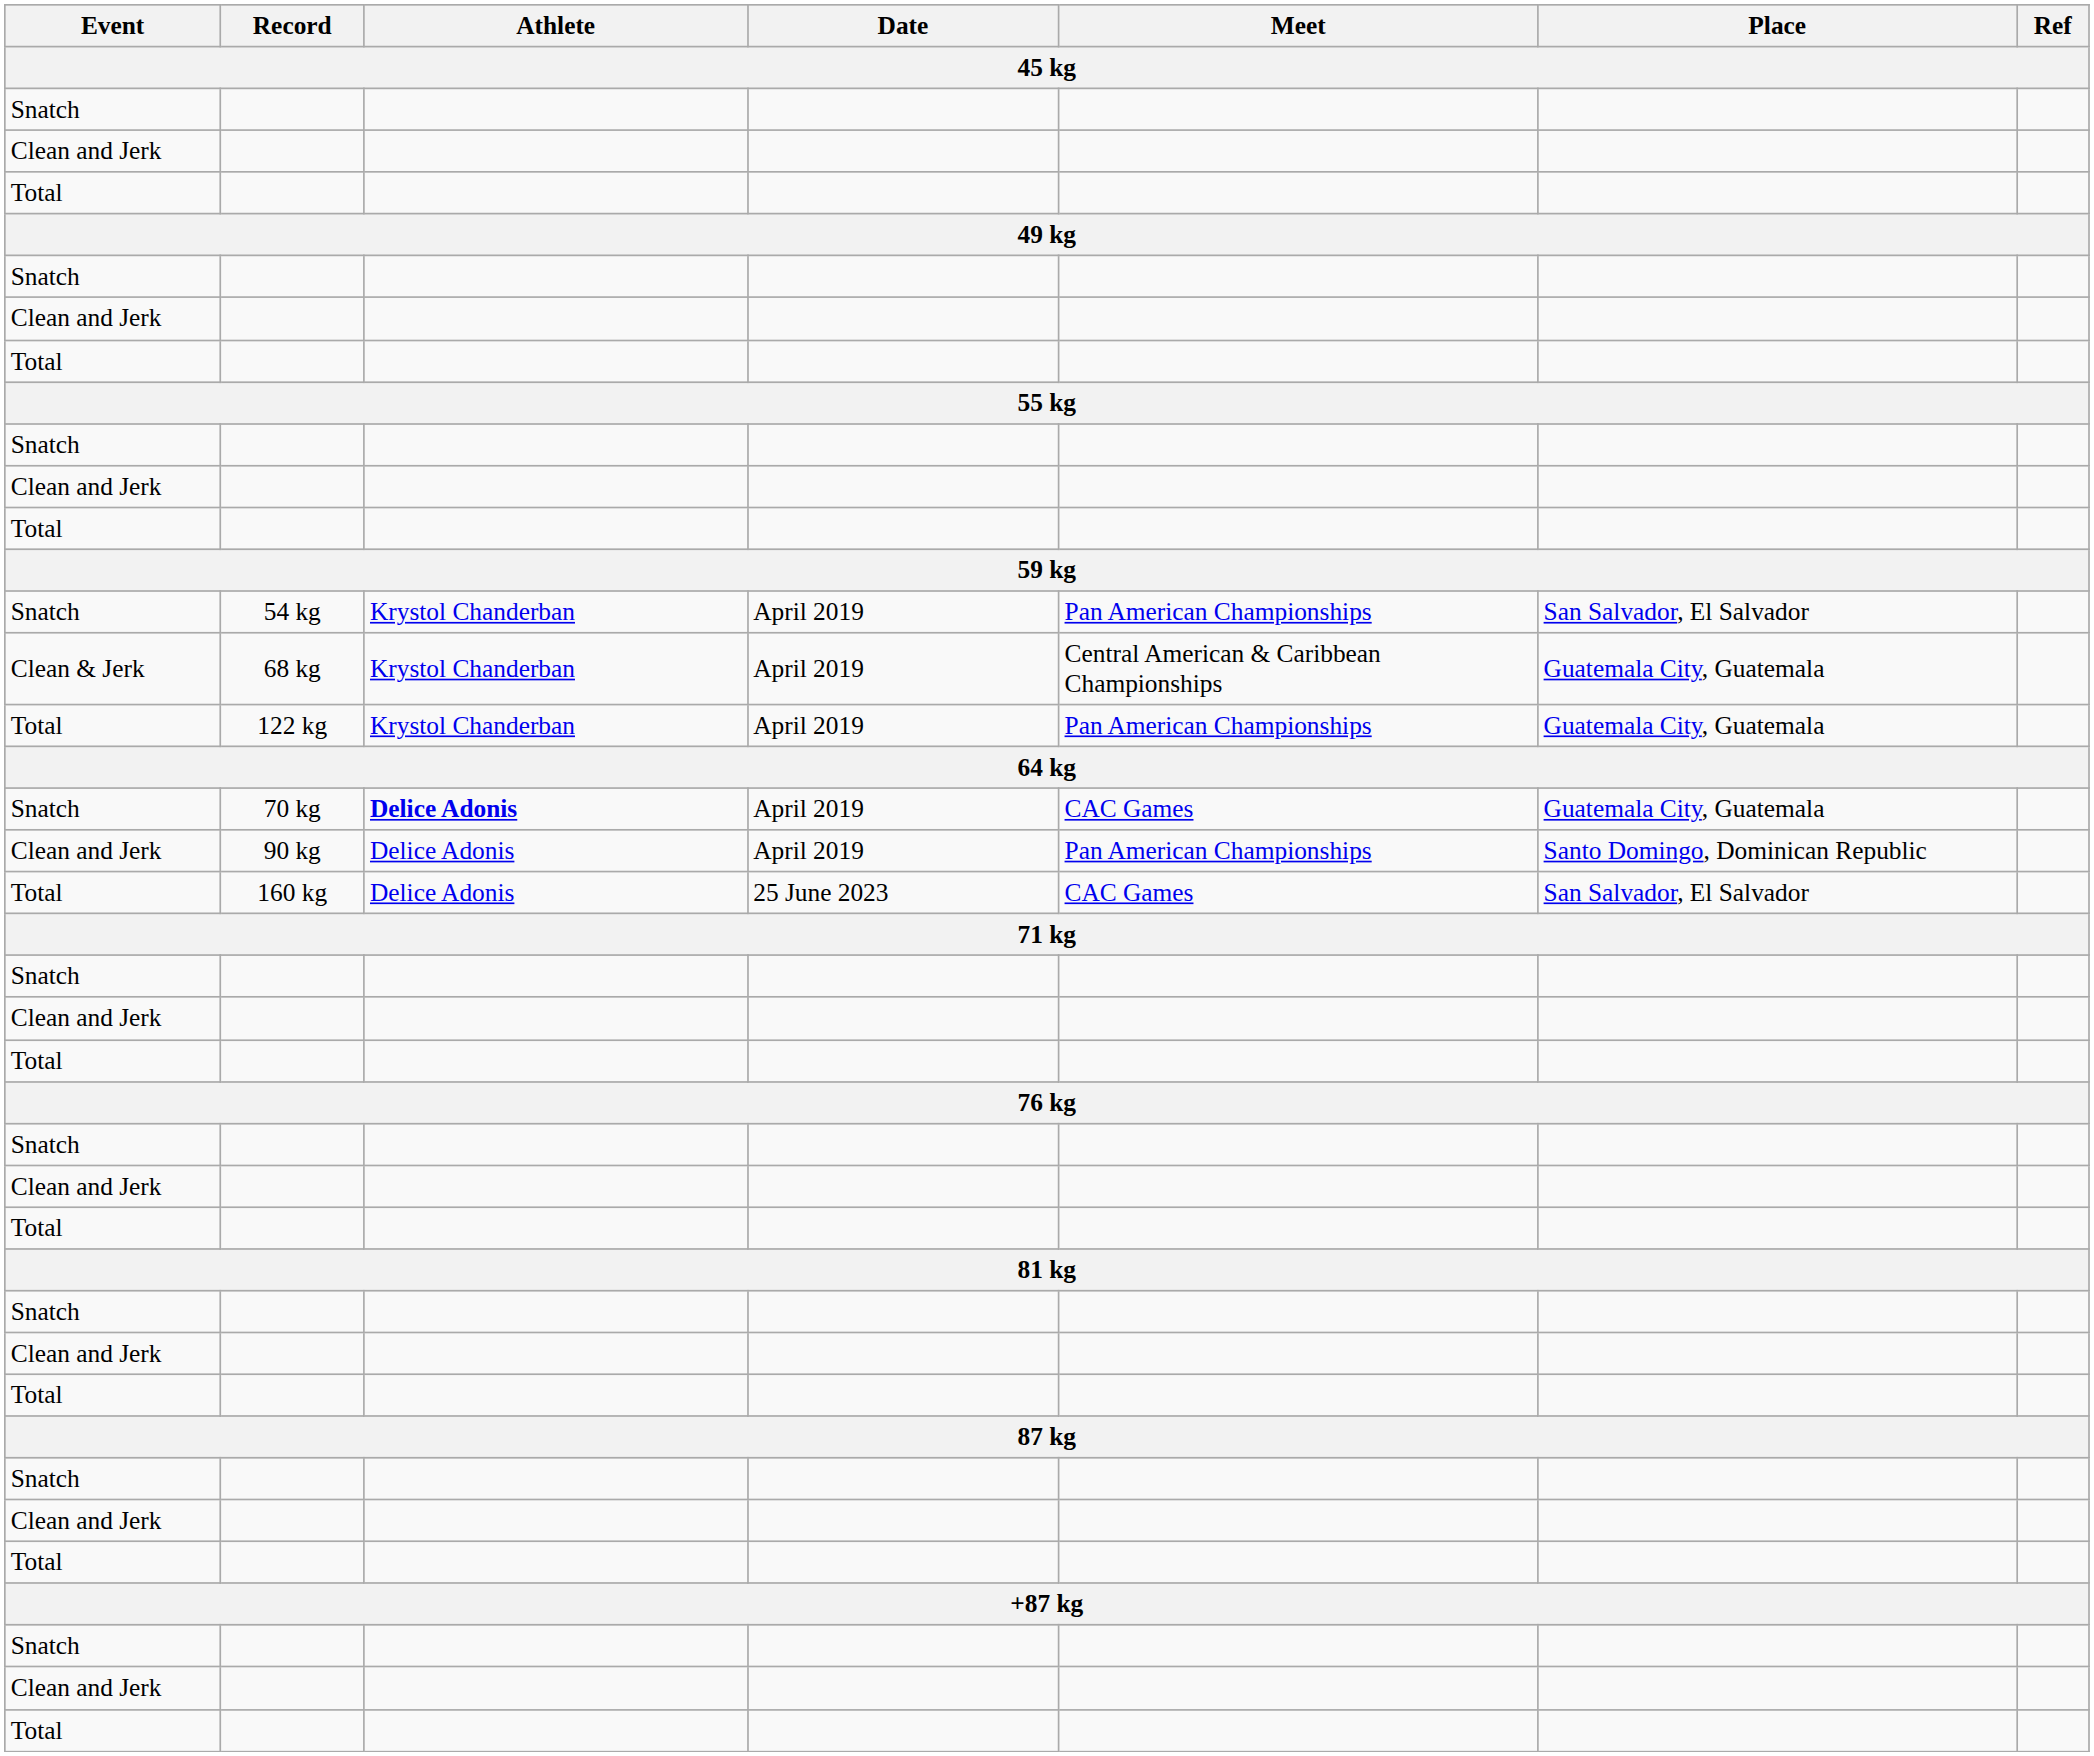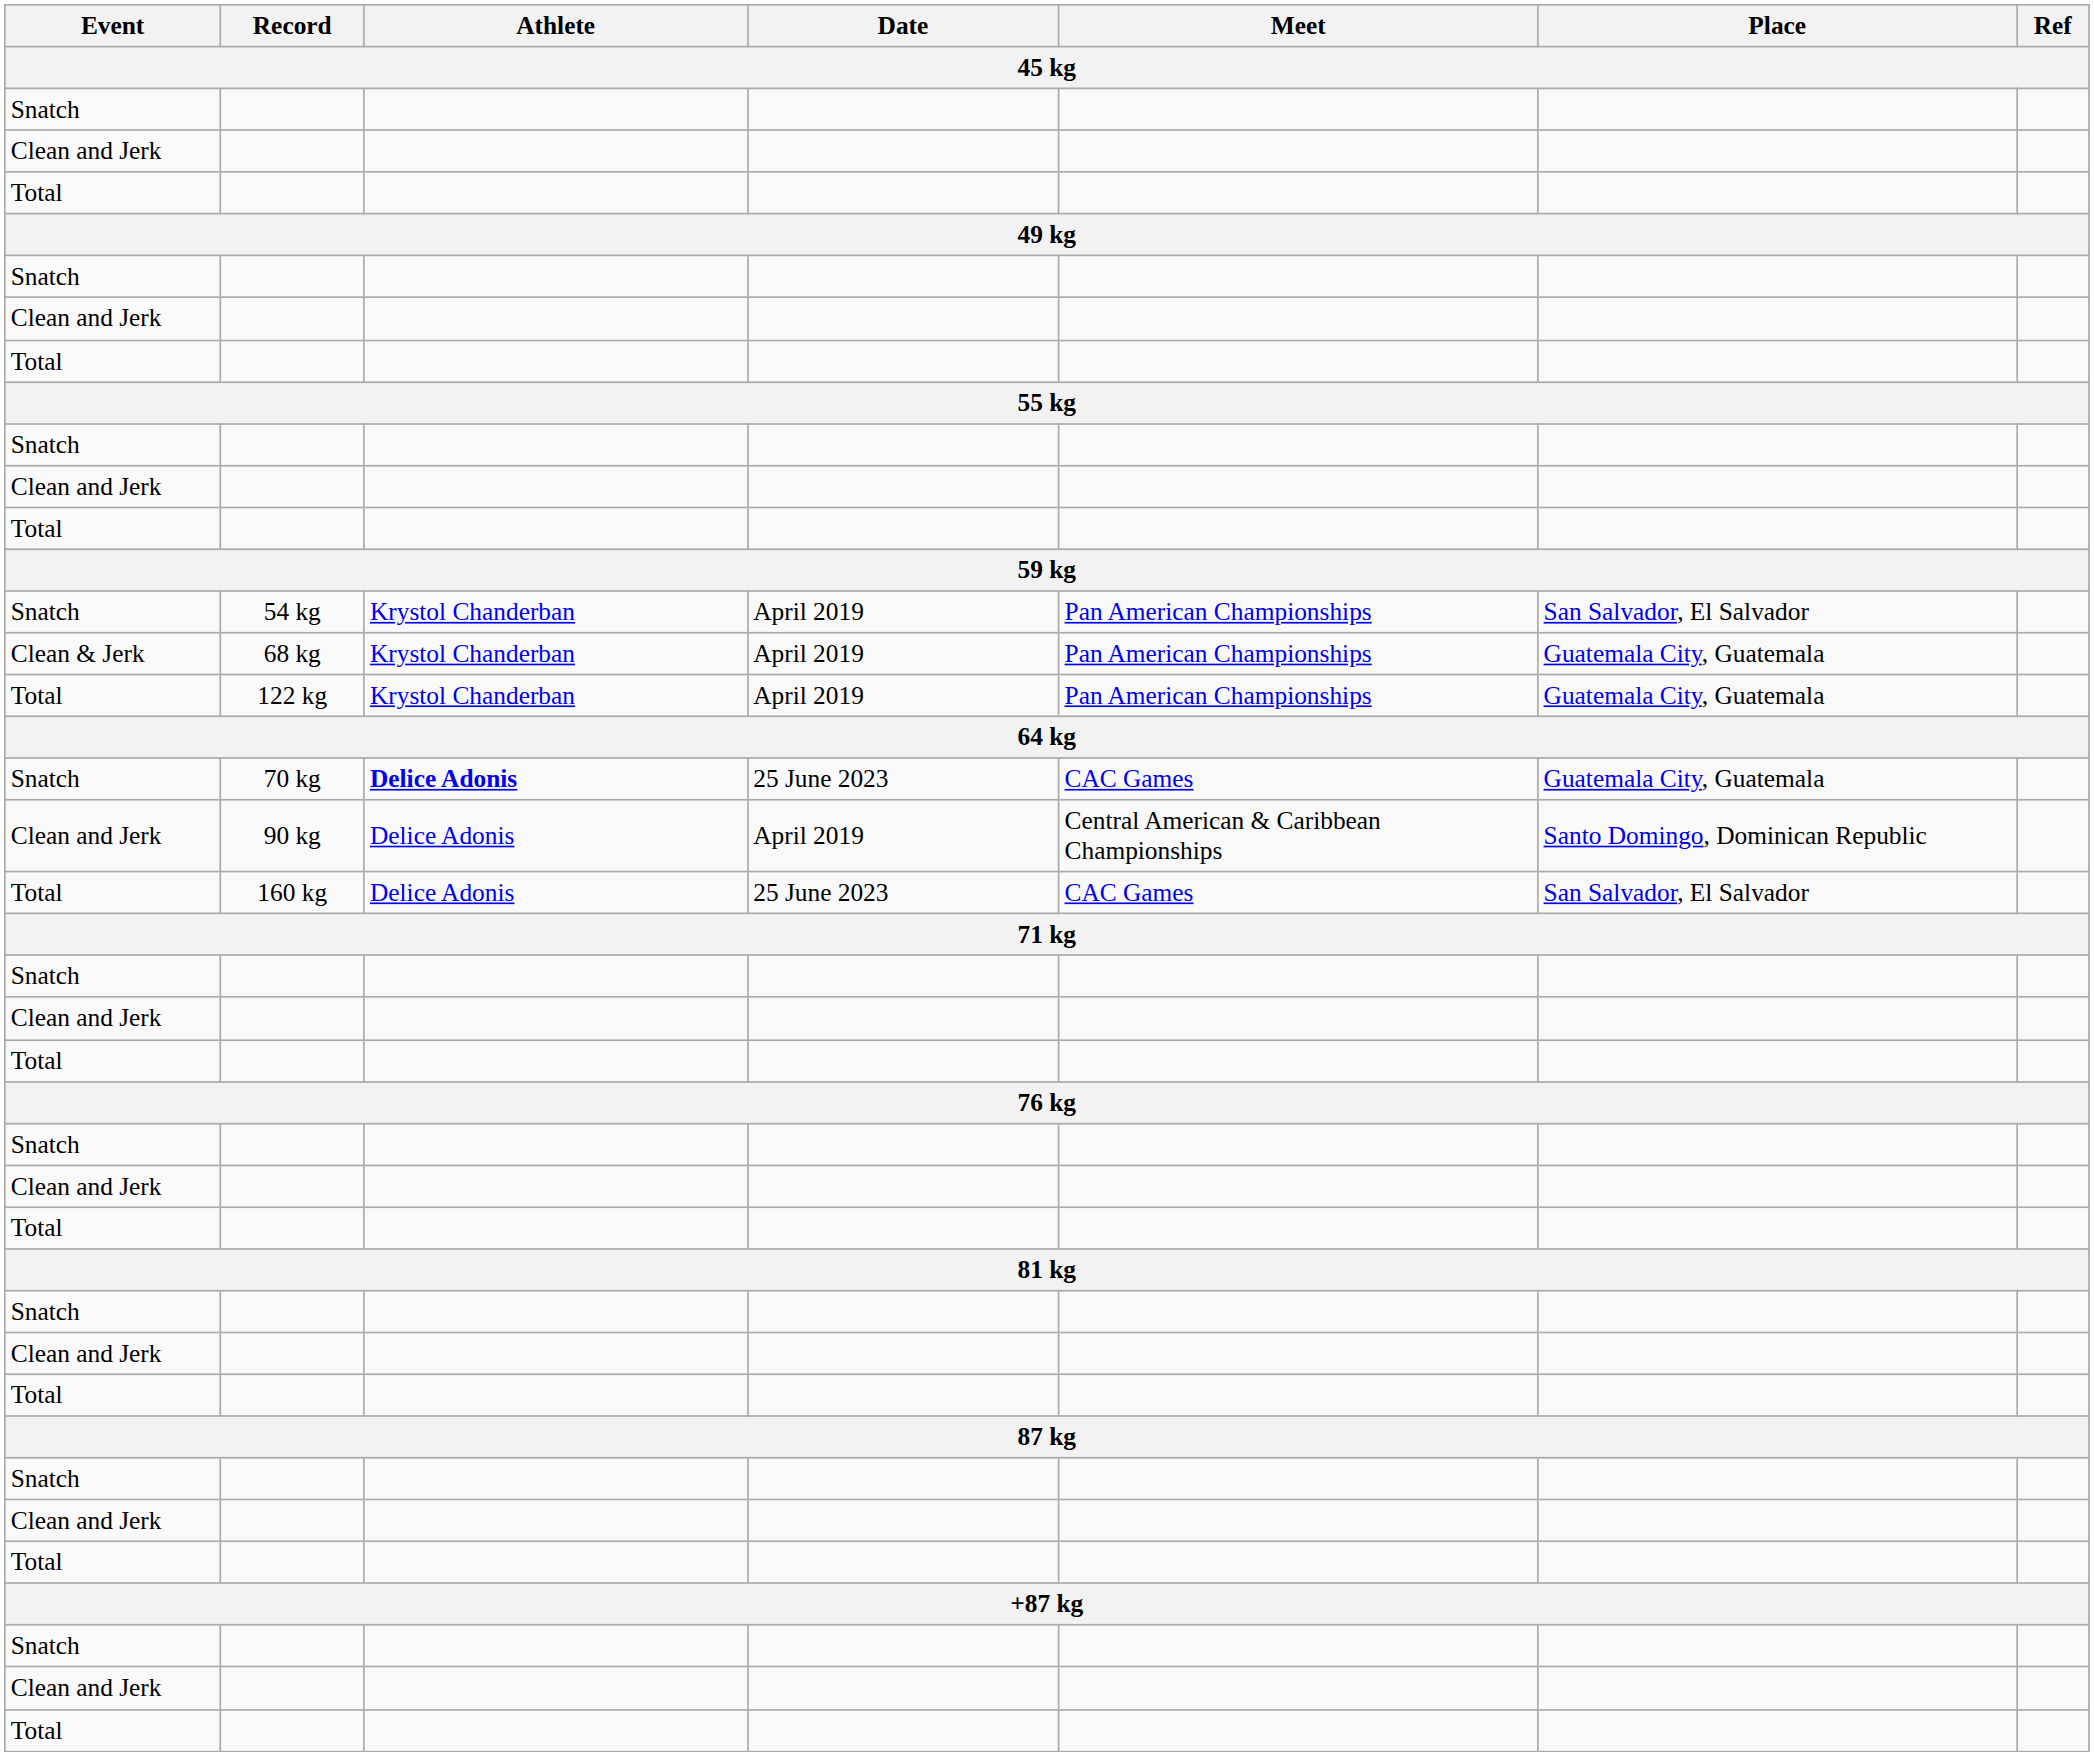(1223, 668) Central American & Caribbean Championships -> (1218, 653) Pan American Championships
(809, 809) April 2019 -> (821, 778) 25 June 2023
(1218, 850) Pan American Championships -> (1223, 835) Central American & Caribbean Championships
